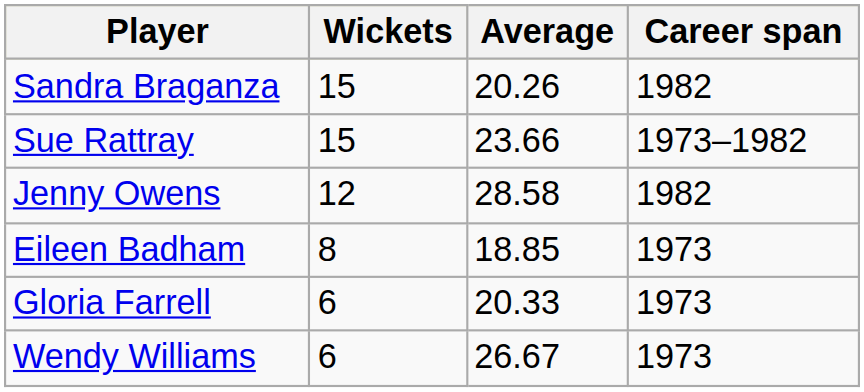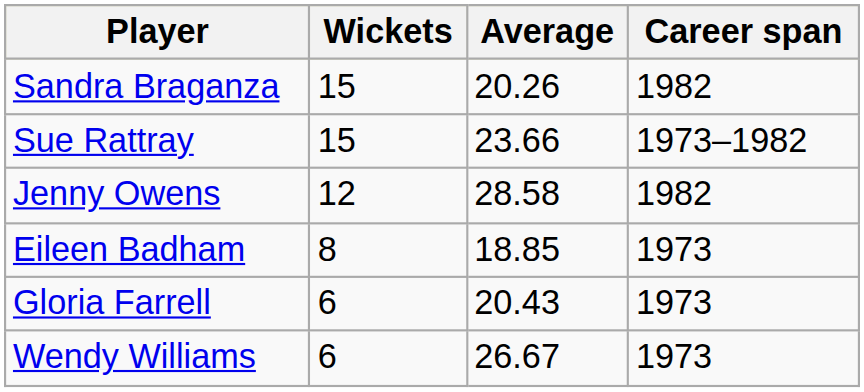(517, 303) 20.33 -> (517, 303) 20.43
